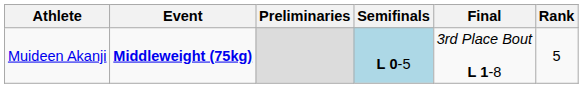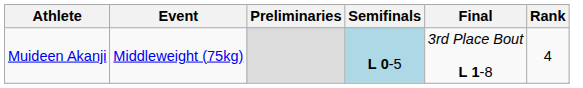(183, 56) bold -> (178, 56) normal
(557, 56) 5 -> (548, 56) 4
